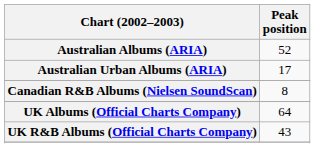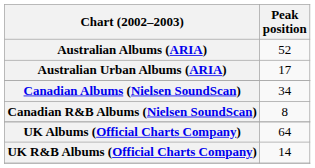+ row: (132, 91)
(285, 132) 43 -> (285, 152) 14
